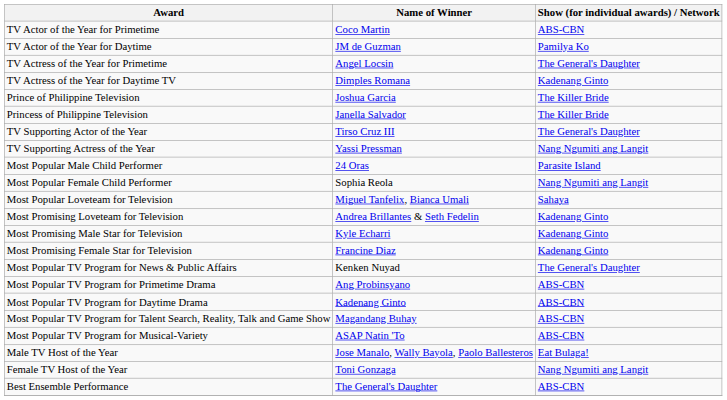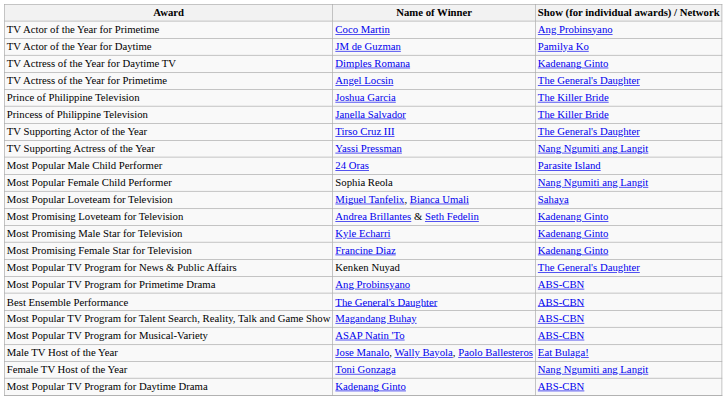(561, 30) ABS-CBN -> (575, 30) Ang Probinsyano
rows swapped: (87, 64) <-> (91, 81)
rows swapped: (107, 302) <-> (68, 387)
